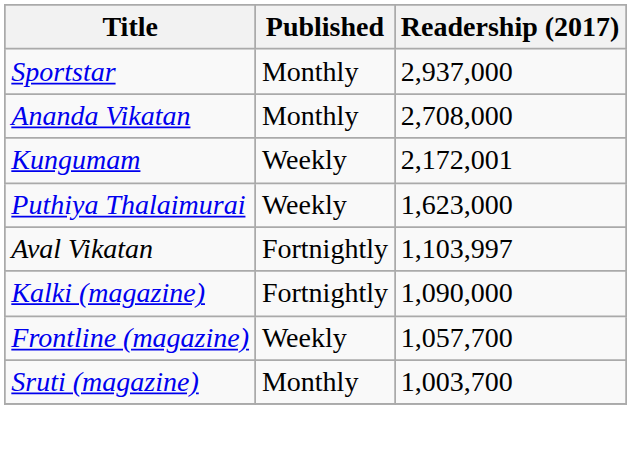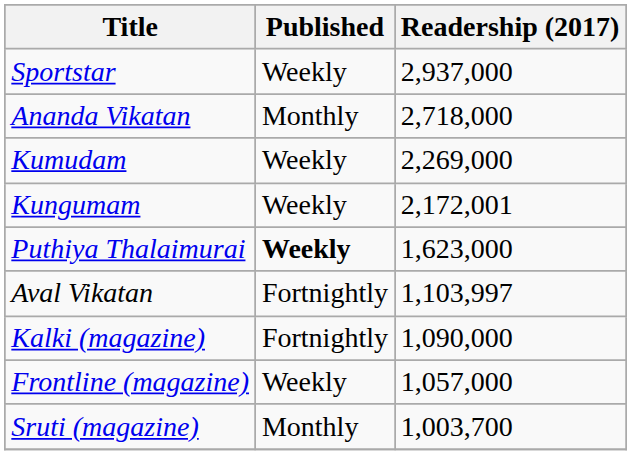(310, 71) Monthly -> (304, 71) Weekly
(457, 115) 2,708,000 -> (457, 115) 2,718,000
+ row: (69, 159)
(304, 204) normal -> (306, 248) bold
(457, 337) 1,057,700 -> (457, 381) 1,057,000
